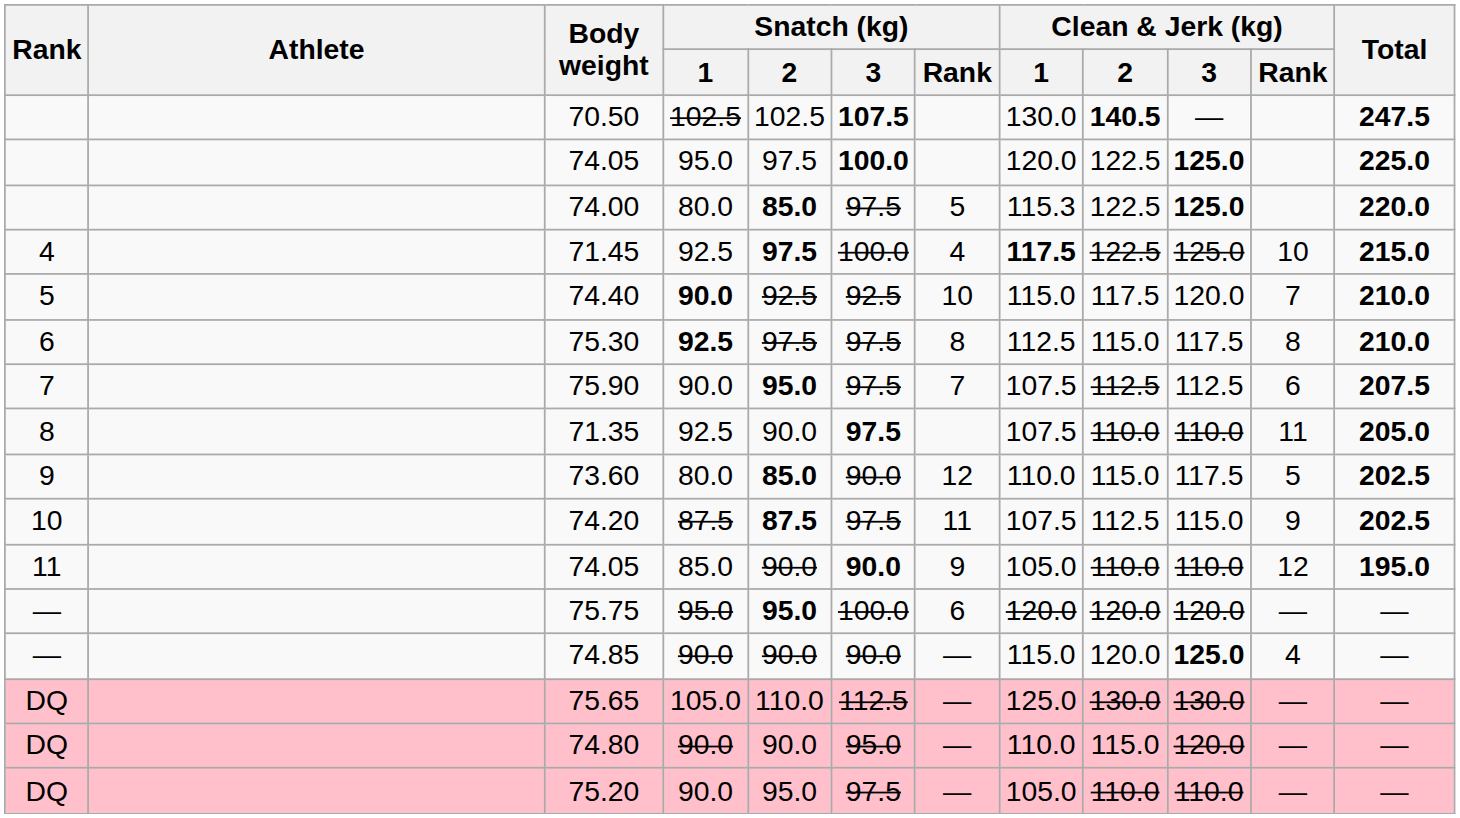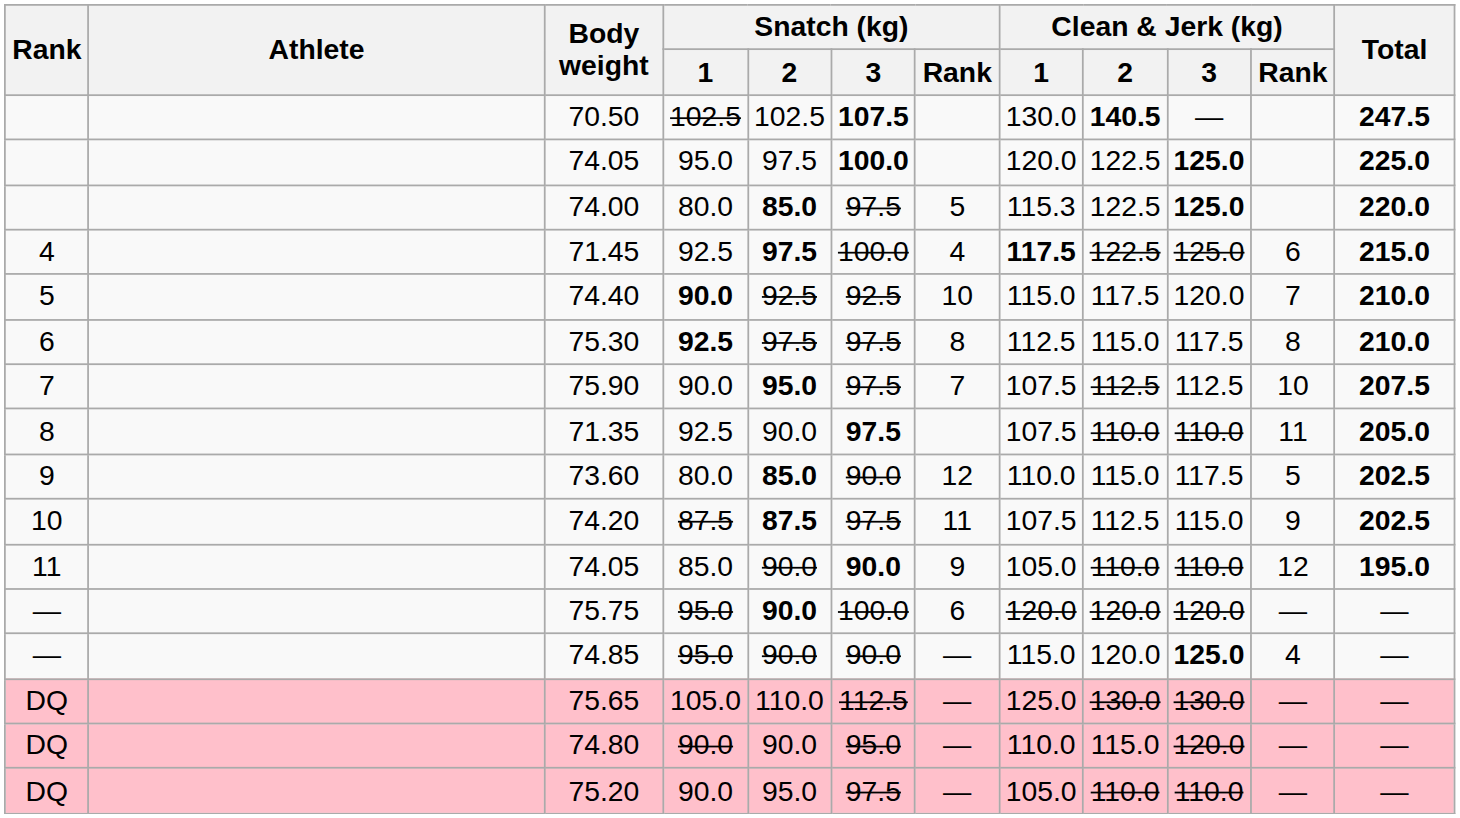(1293, 251) 10 -> (1293, 251) 6
(1293, 386) 6 -> (1293, 386) 10
(789, 610) 95.0 -> (789, 610) 90.0
(706, 655) 90.0 -> (706, 655) 95.0
